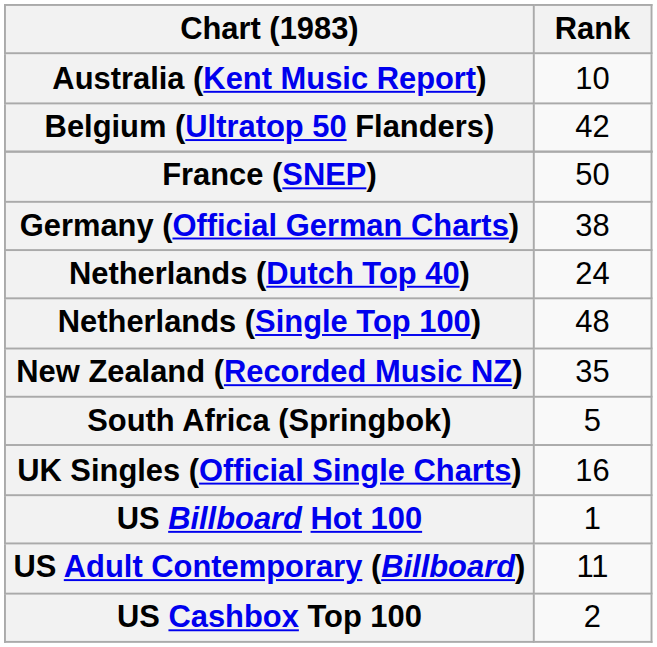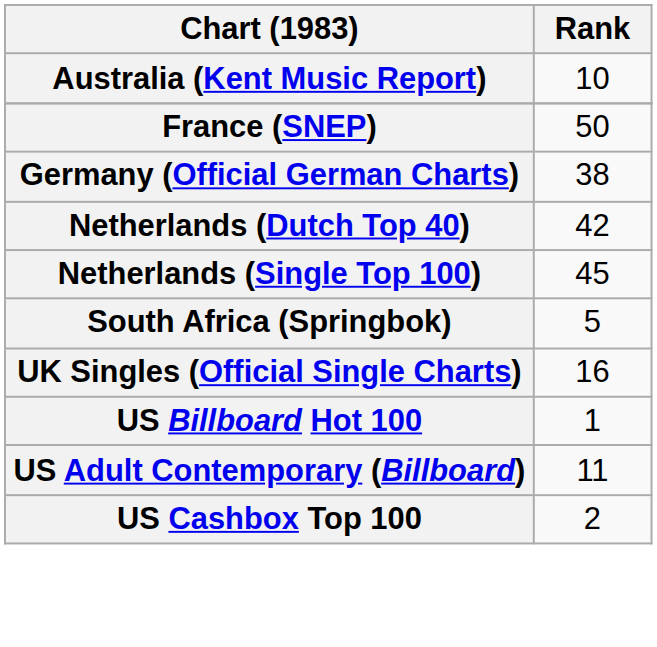- row: (269, 126)
(592, 273) 24 -> (592, 224) 42
(592, 322) 48 -> (592, 273) 45
- row: (269, 371)
